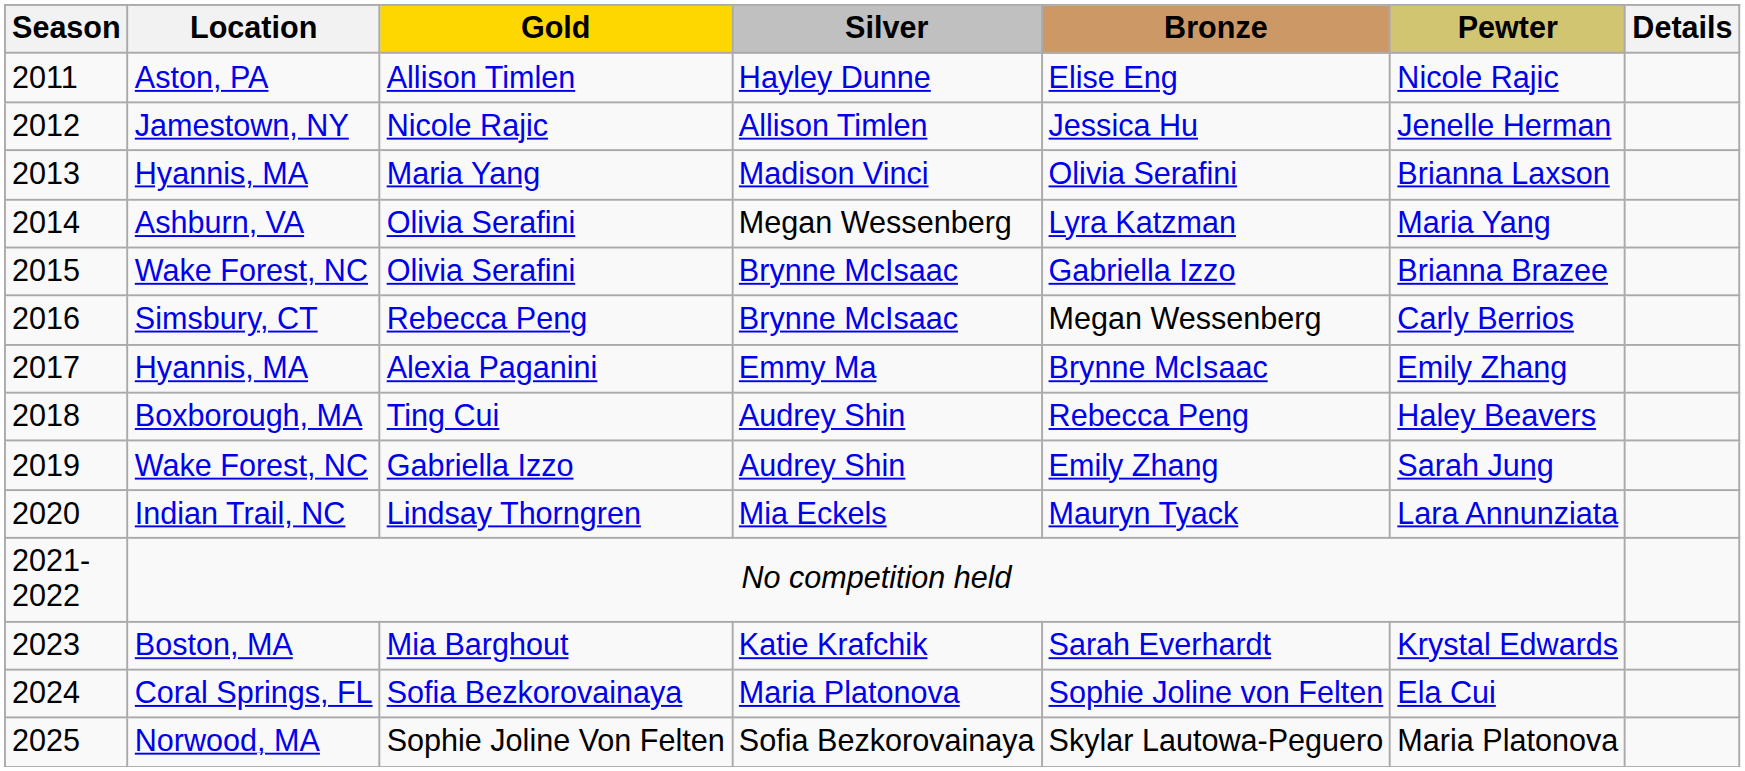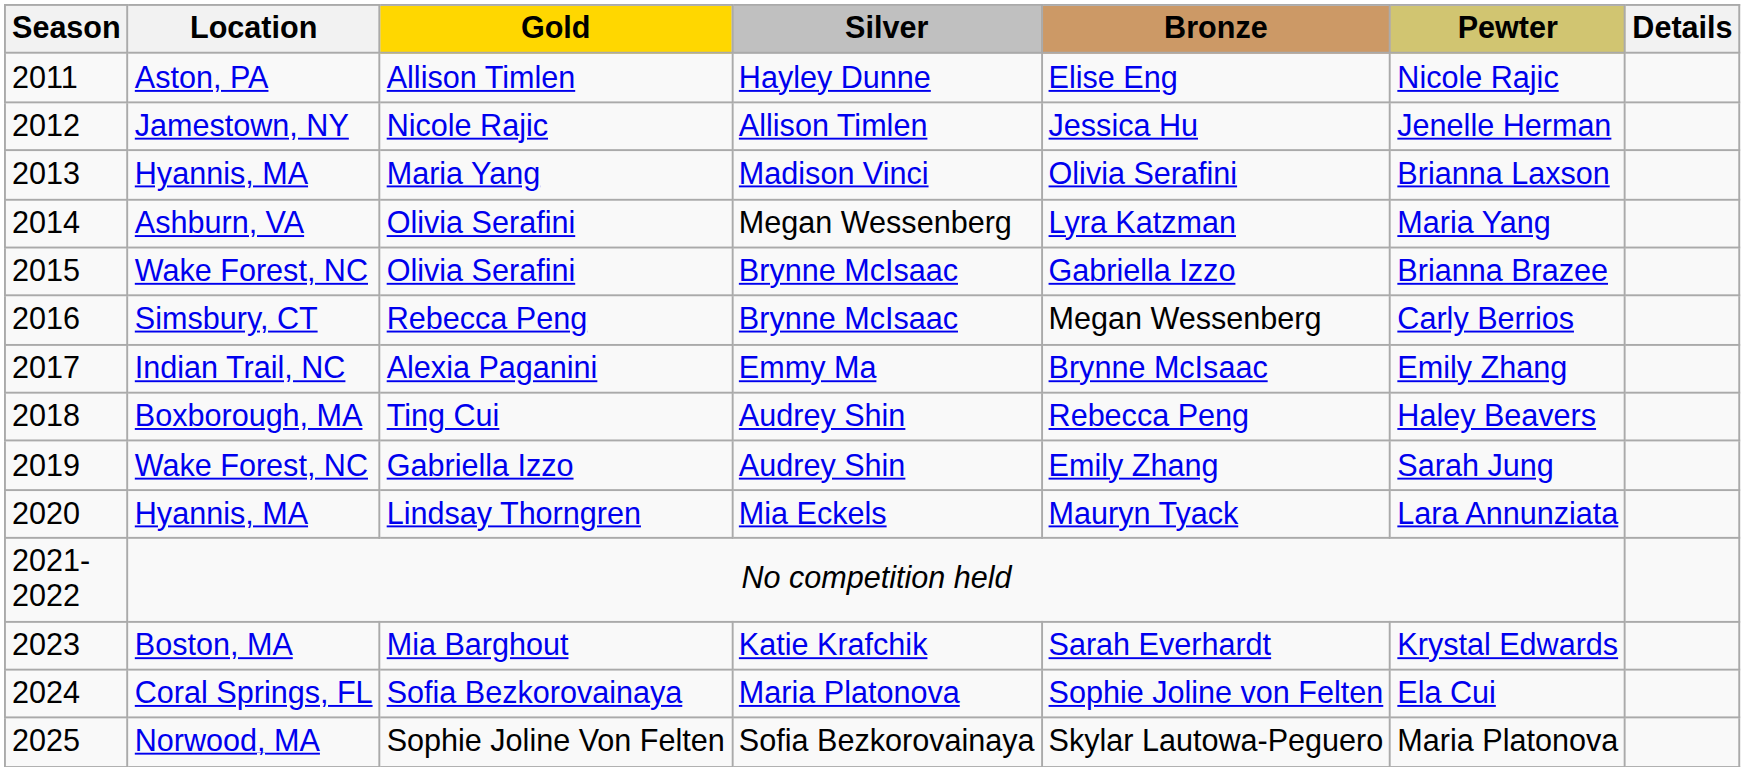(221, 367) Hyannis, MA -> (240, 367) Indian Trail, NC
(240, 513) Indian Trail, NC -> (221, 513) Hyannis, MA
